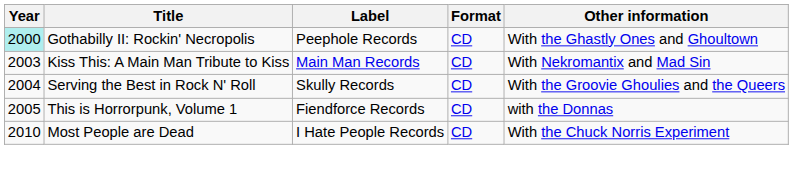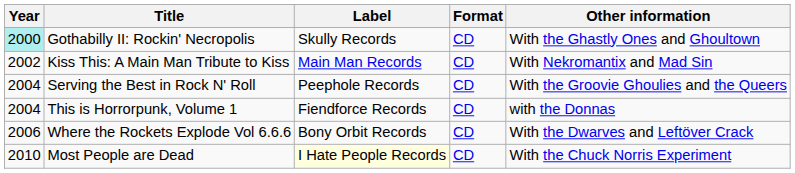(357, 39) Peephole Records -> (347, 39) Skully Records
(24, 62) 2003 -> (24, 62) 2002
(345, 86) Skully Records -> (359, 86) Peephole Records
(24, 109) 2005 -> (24, 109) 2004
+ row: (169, 132)
(370, 132) no background -> (372, 156) lightyellow background
